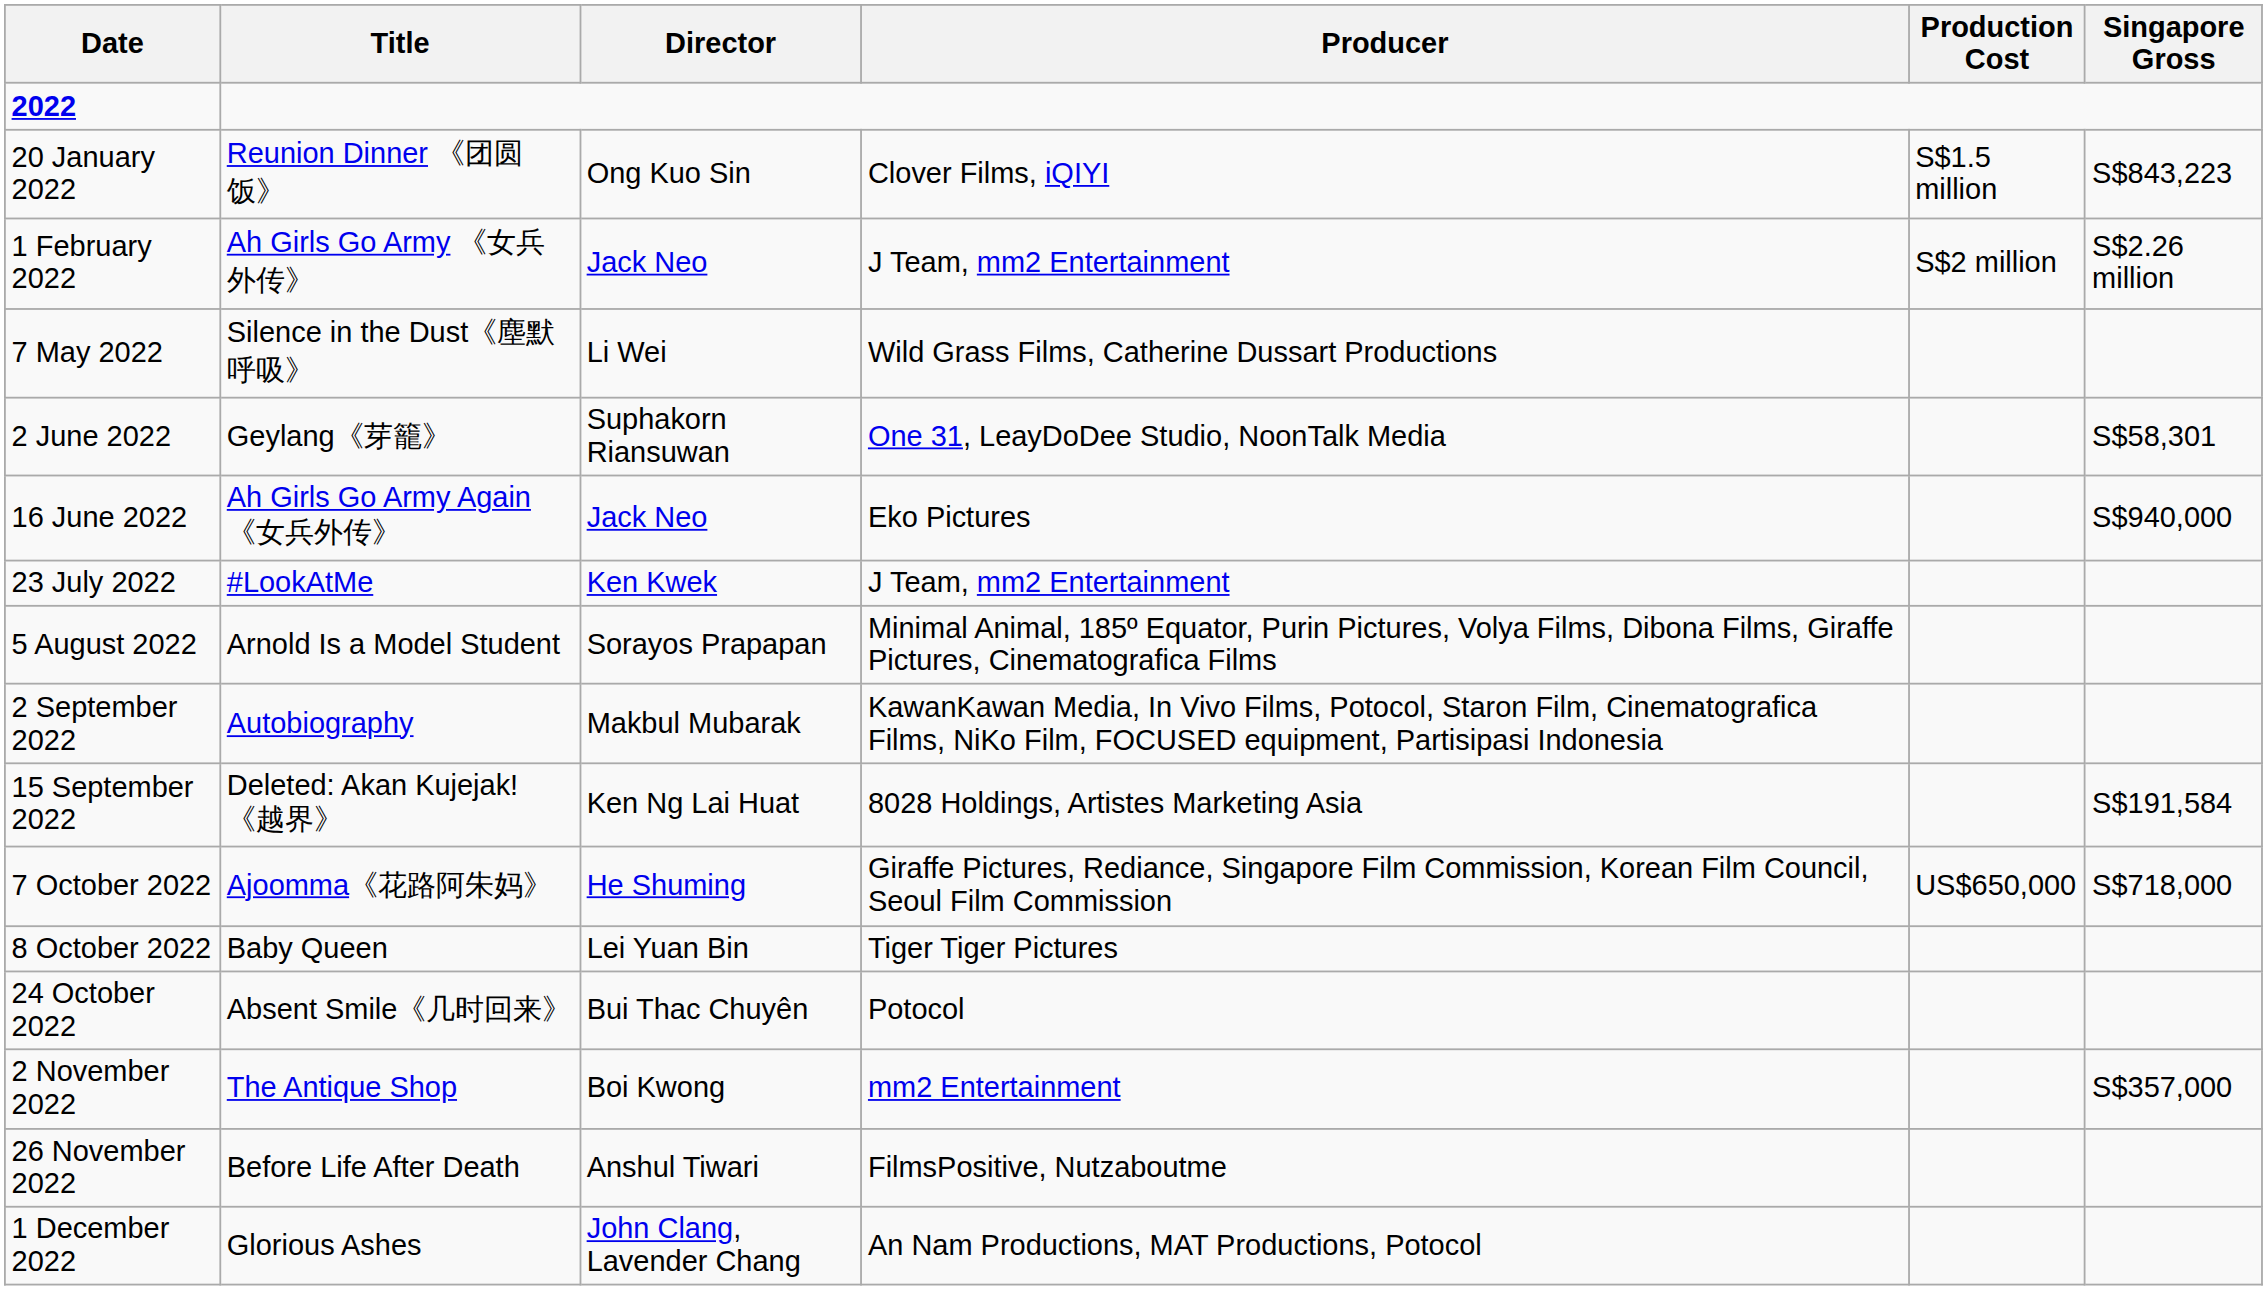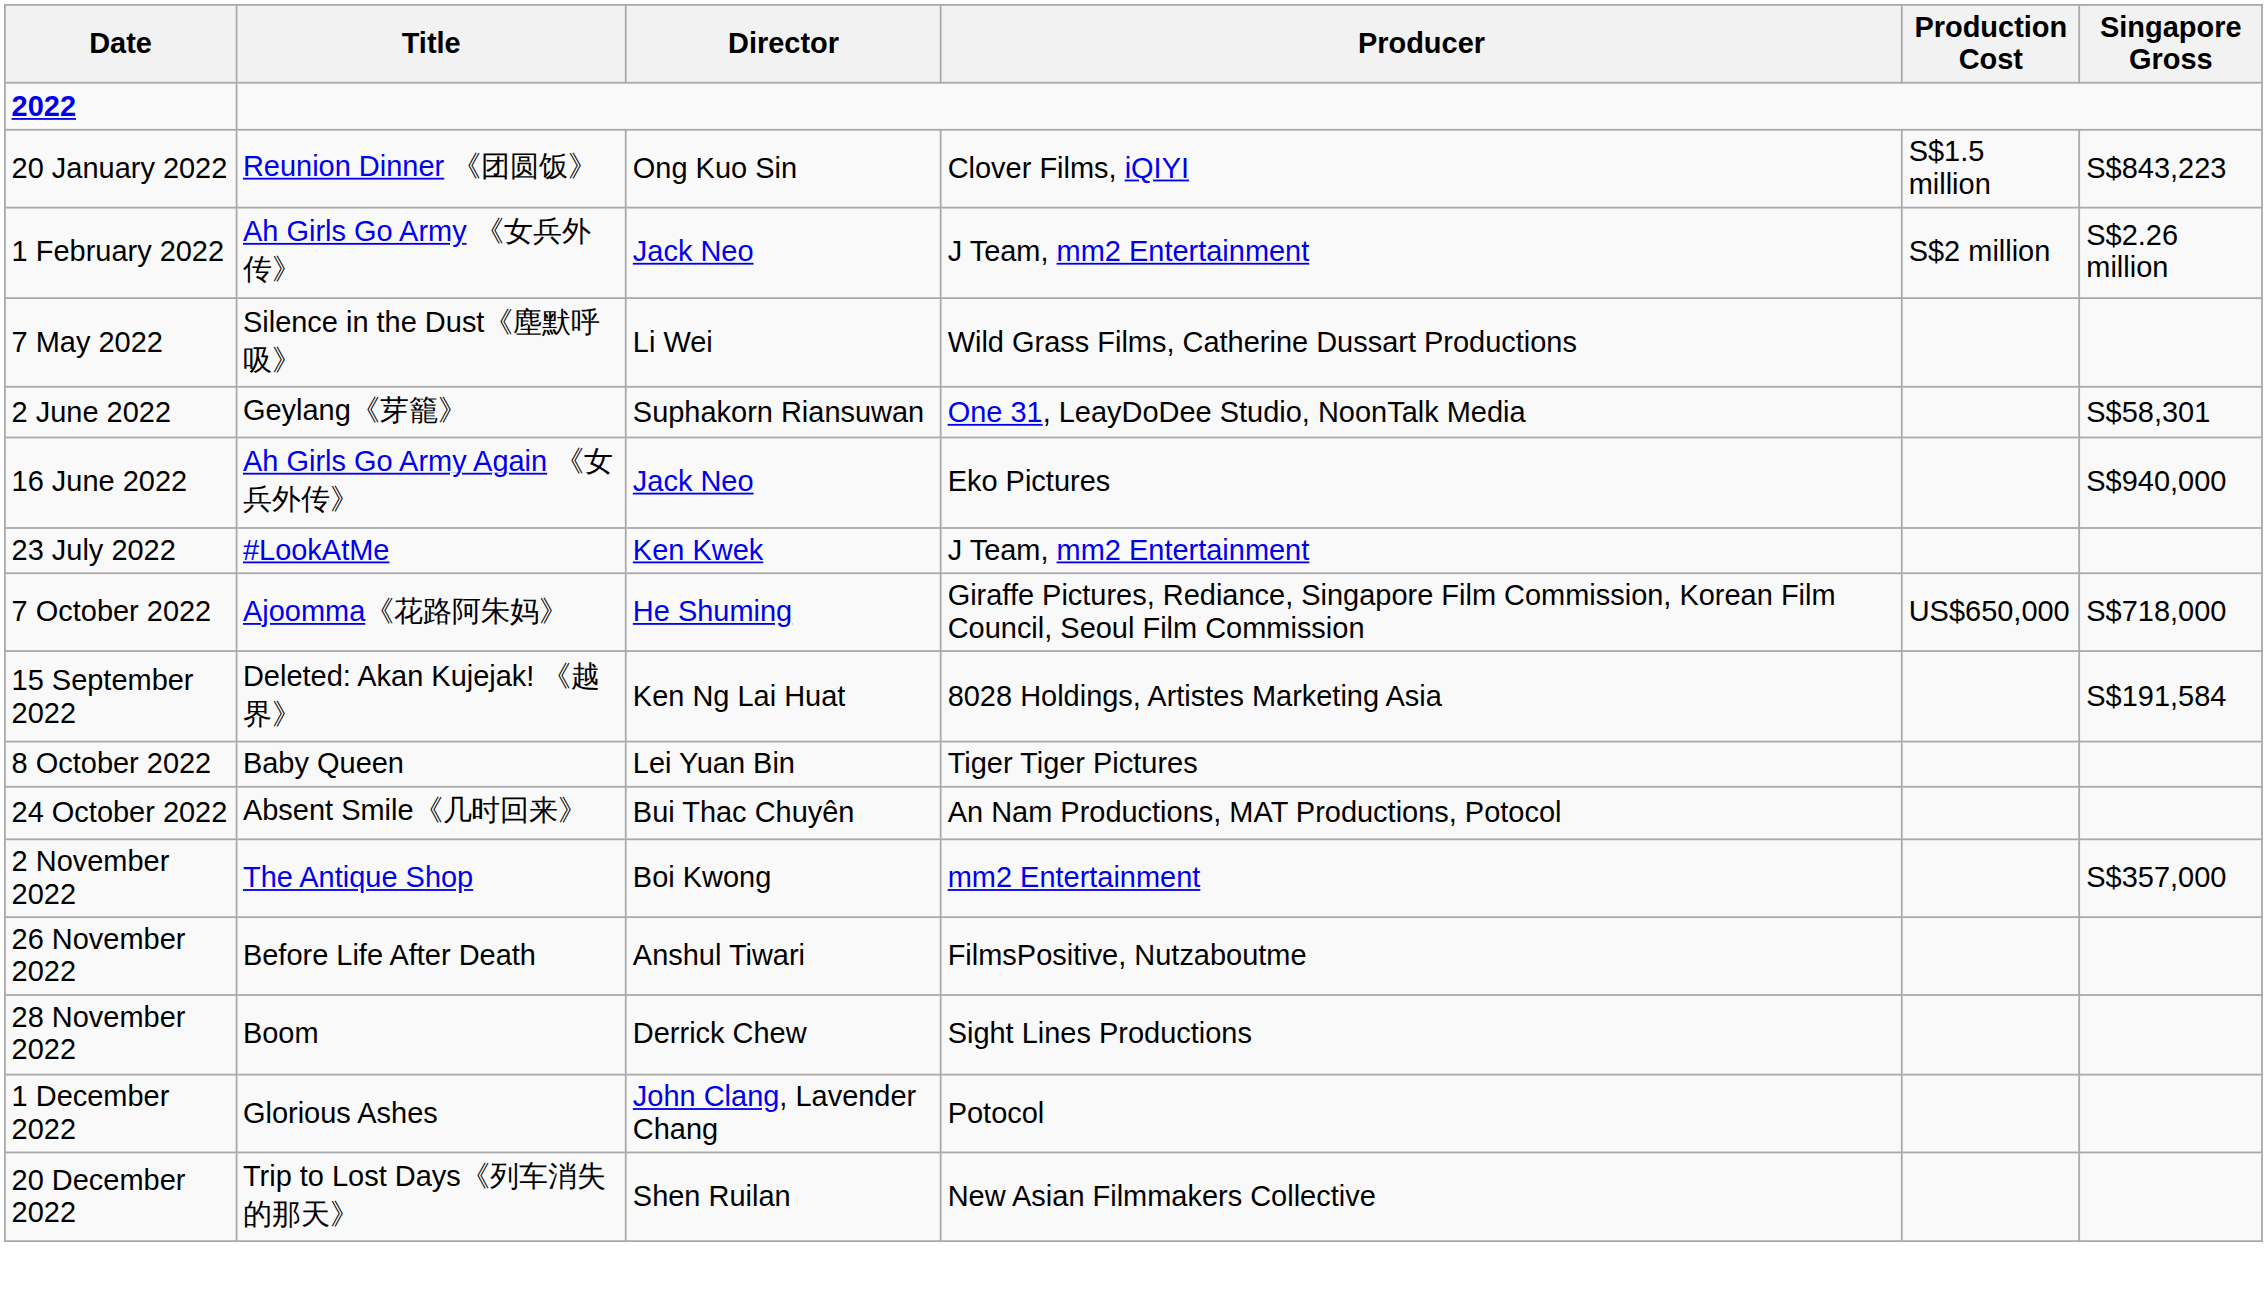- row: (104, 644)
- row: (94, 723)
rows swapped: (103, 804) <-> (111, 885)
(916, 1010) Potocol -> (1255, 812) An Nam Productions, MAT Productions, Potocol
+ row: (99, 1034)
(1175, 1245) An Nam Productions, MAT Productions, Potocol -> (996, 1112) Potocol
+ row: (99, 1196)
